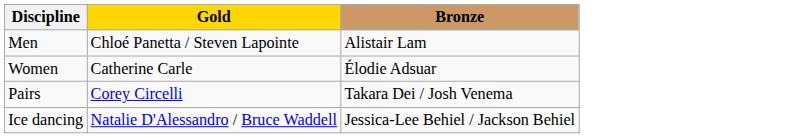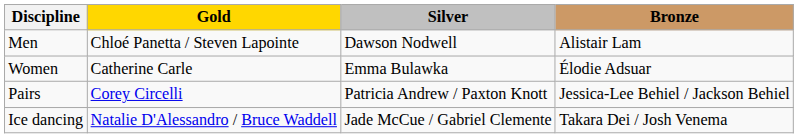+ column: (448, 17)
(428, 94) Takara Dei / Josh Venema -> (674, 94) Jessica-Lee Behiel / Jackson Behiel
(460, 119) Jessica-Lee Behiel / Jackson Behiel -> (643, 119) Takara Dei / Josh Venema
